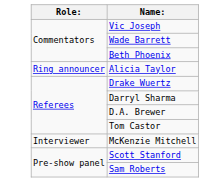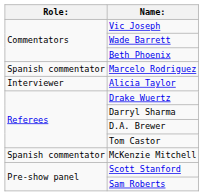+ row: (153, 69)
(69, 69) Ring announcer -> (35, 84) Interviewer
(61, 141) Interviewer -> (56, 155) Spanish commentator
